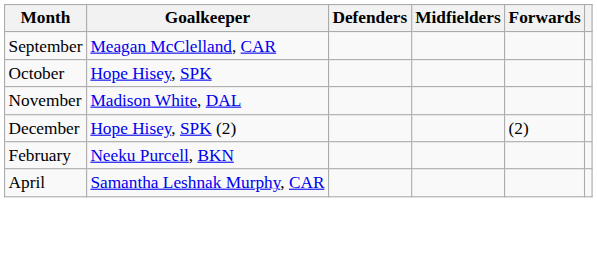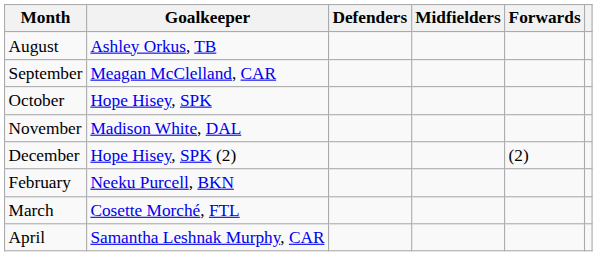+ row: (33, 45)
+ row: (31, 210)
